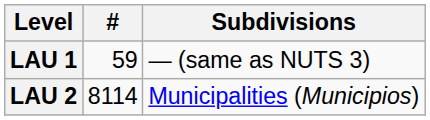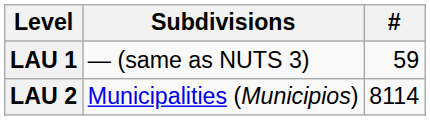columns swapped: (284, 22) <-> (113, 22)
